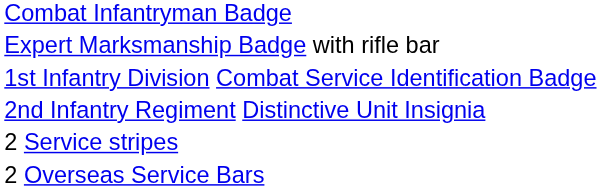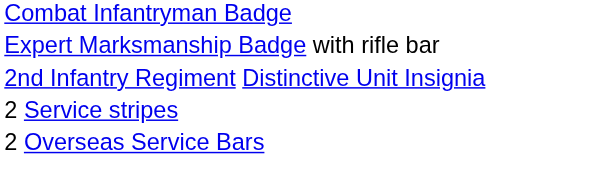- row: (300, 78)
